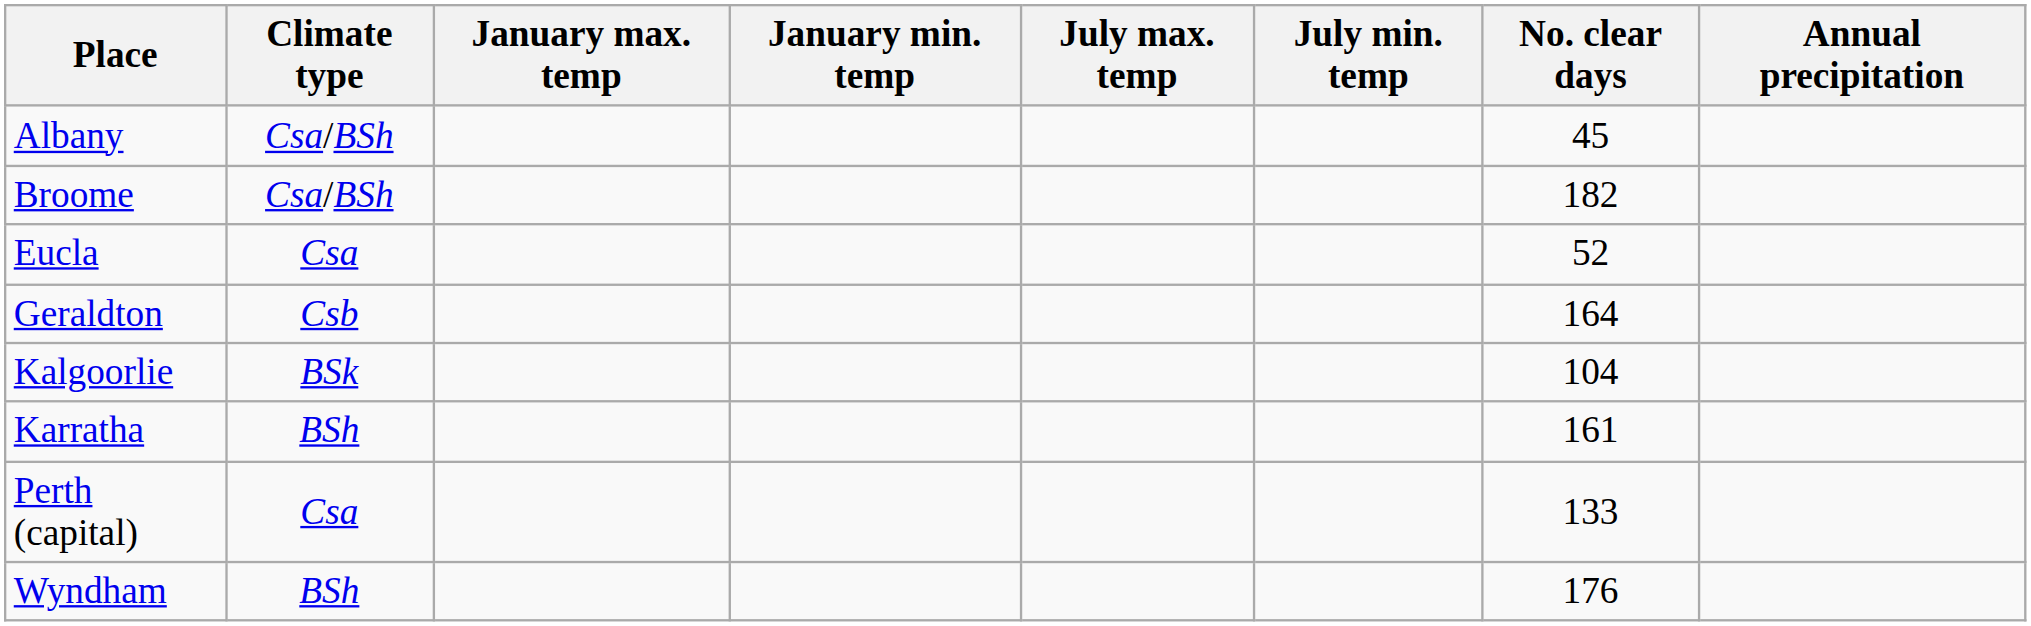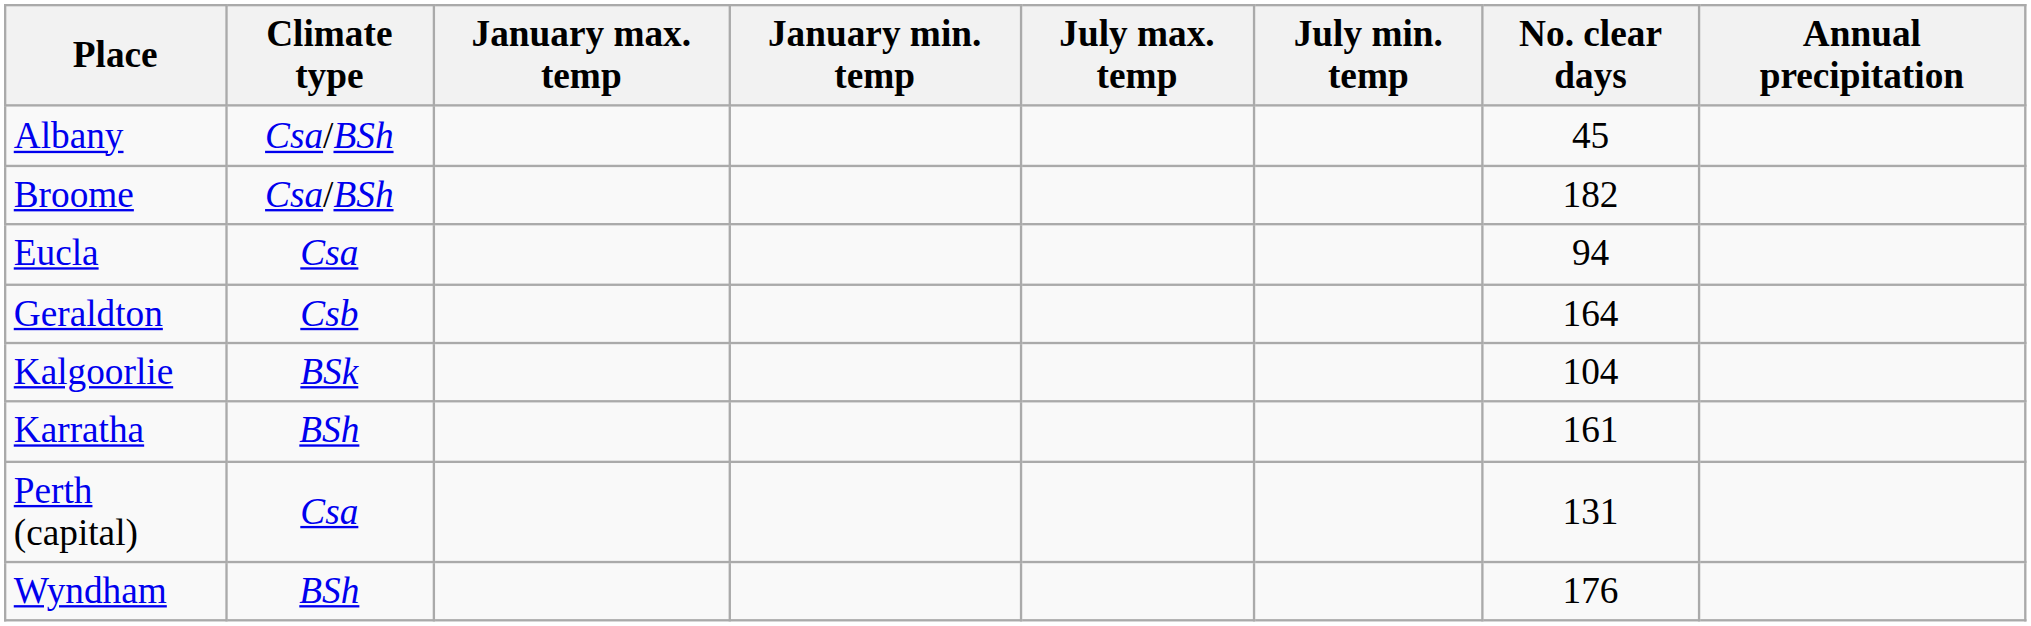(1591, 253) 52 -> (1591, 253) 94
(1591, 510) 133 -> (1591, 510) 131
